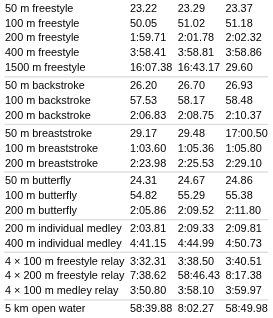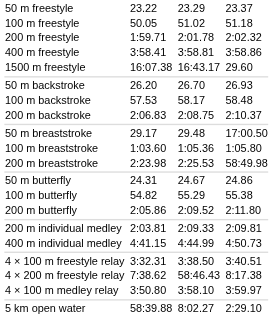(244, 163) 2:29.10 -> (247, 163) 58:49.98
(247, 308) 58:49.98 -> (244, 308) 2:29.10
